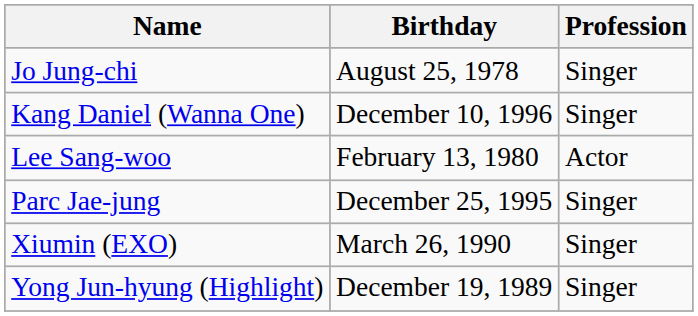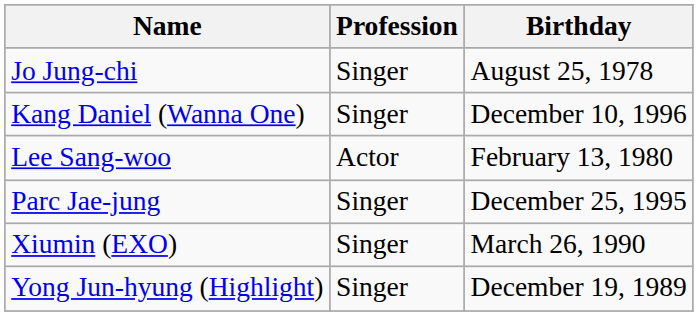columns swapped: (626, 26) <-> (444, 26)
